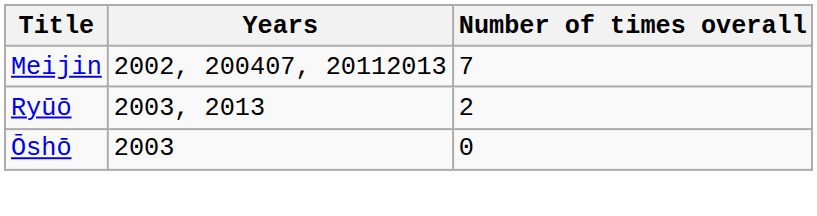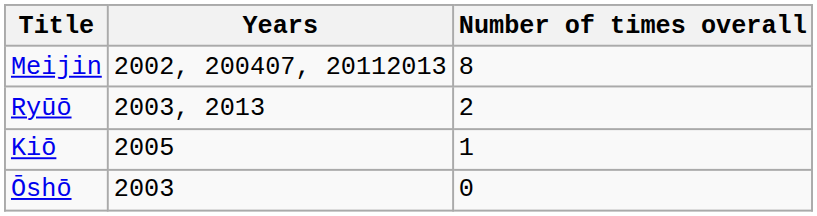(466, 67) 7 -> (466, 67) 8
+ row: (34, 149)
